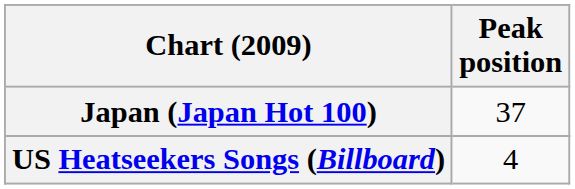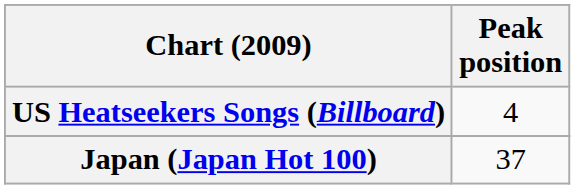rows swapped: (229, 111) <-> (229, 159)
